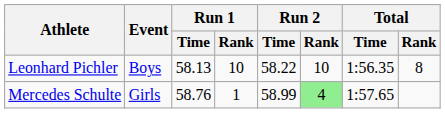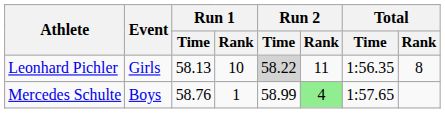(145, 68) Boys -> (144, 68) Girls
(279, 68) no background -> (279, 68) lightgrey background
(321, 68) 10 -> (321, 68) 11
(144, 94) Girls -> (145, 94) Boys
